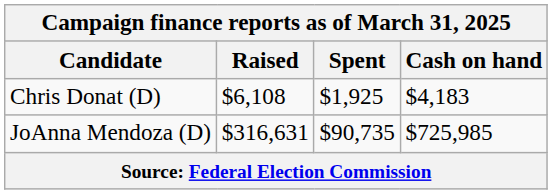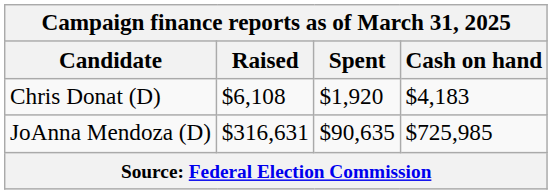(351, 96) $1,925 -> (351, 96) $1,920
(357, 133) $90,735 -> (357, 133) $90,635
